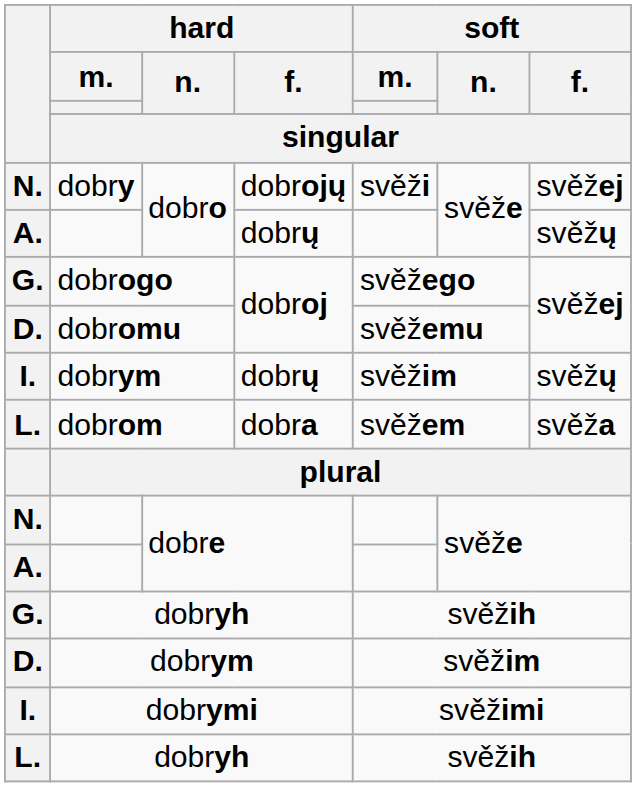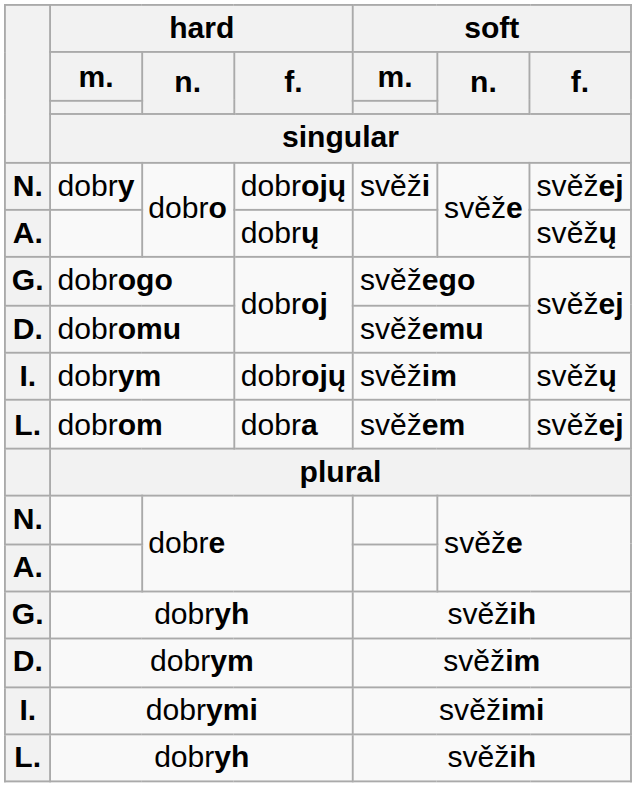(280, 376) dobrų -> (293, 376) dobrojų
(576, 423) svěža -> (580, 423) svěžej
